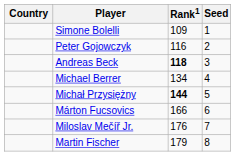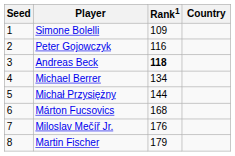columns swapped: (29, 13) <-> (216, 13)
(179, 95) bold -> (159, 95) normal
(179, 111) 166 -> (159, 111) 168
